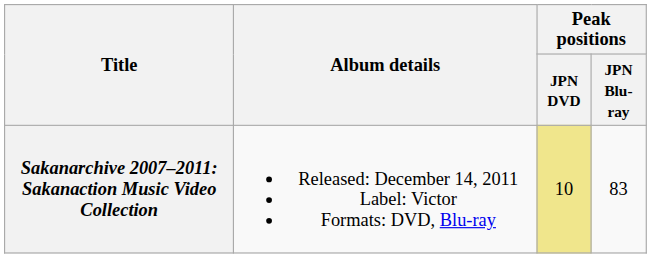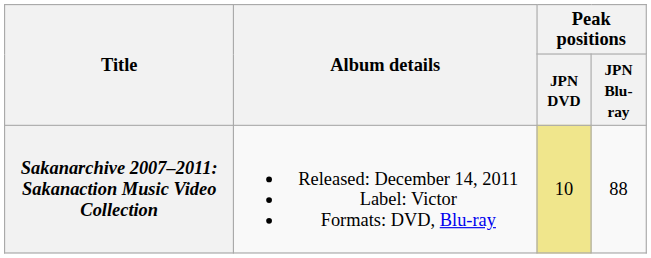(618, 189) 83 -> (618, 189) 88
